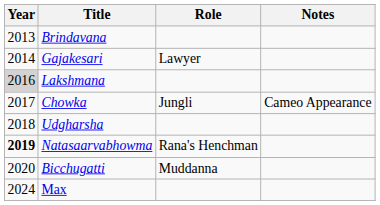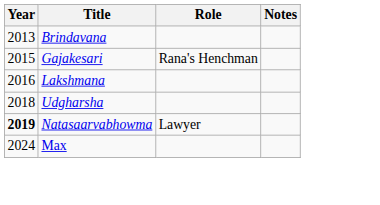(21, 59) 2014 -> (21, 59) 2015
(180, 59) Lawyer -> (208, 59) Rana's Henchman
(21, 80) lightgrey background -> (21, 80) no background
- row: (64, 102)
(208, 146) Rana's Henchman -> (180, 124) Lawyer
- row: (73, 168)
